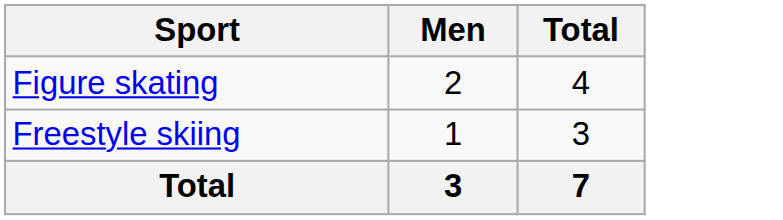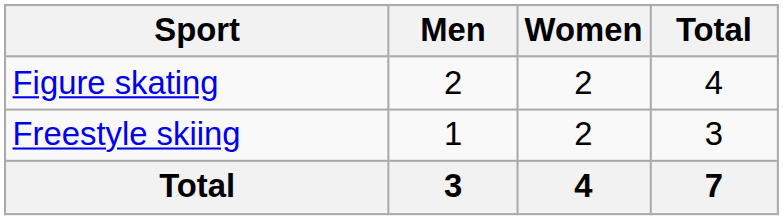+ column: (583, 30)
